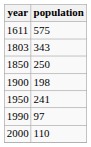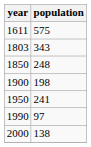(42, 64) 250 -> (42, 64) 248
(42, 133) 110 -> (42, 133) 138
